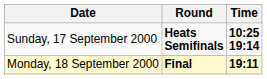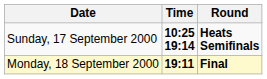columns swapped: (244, 13) <-> (194, 13)
